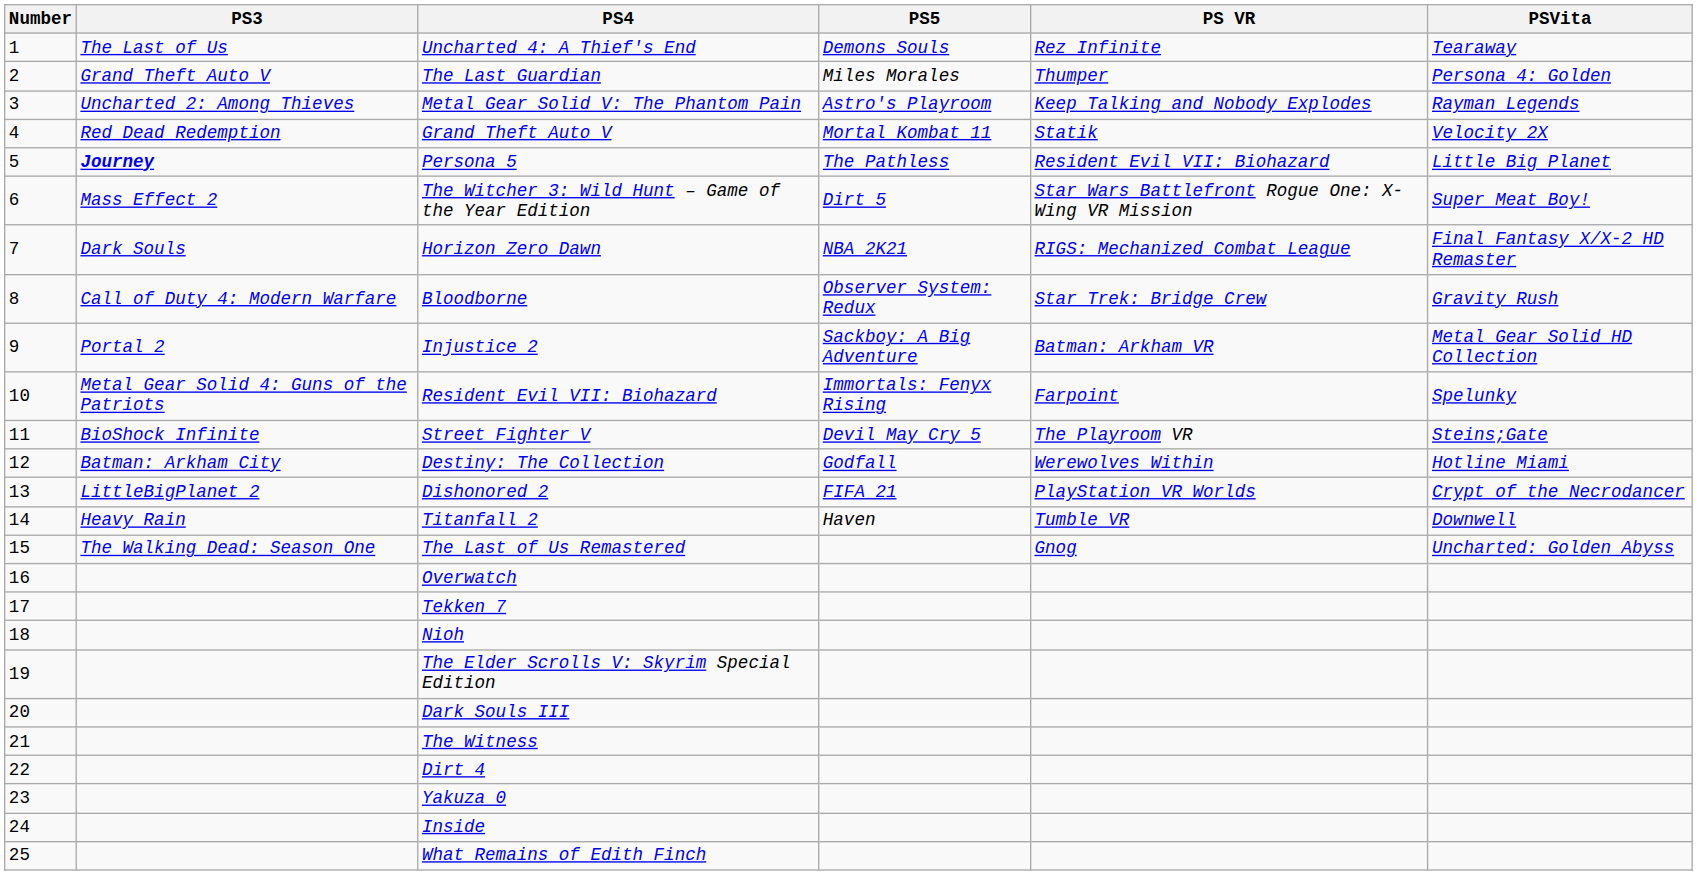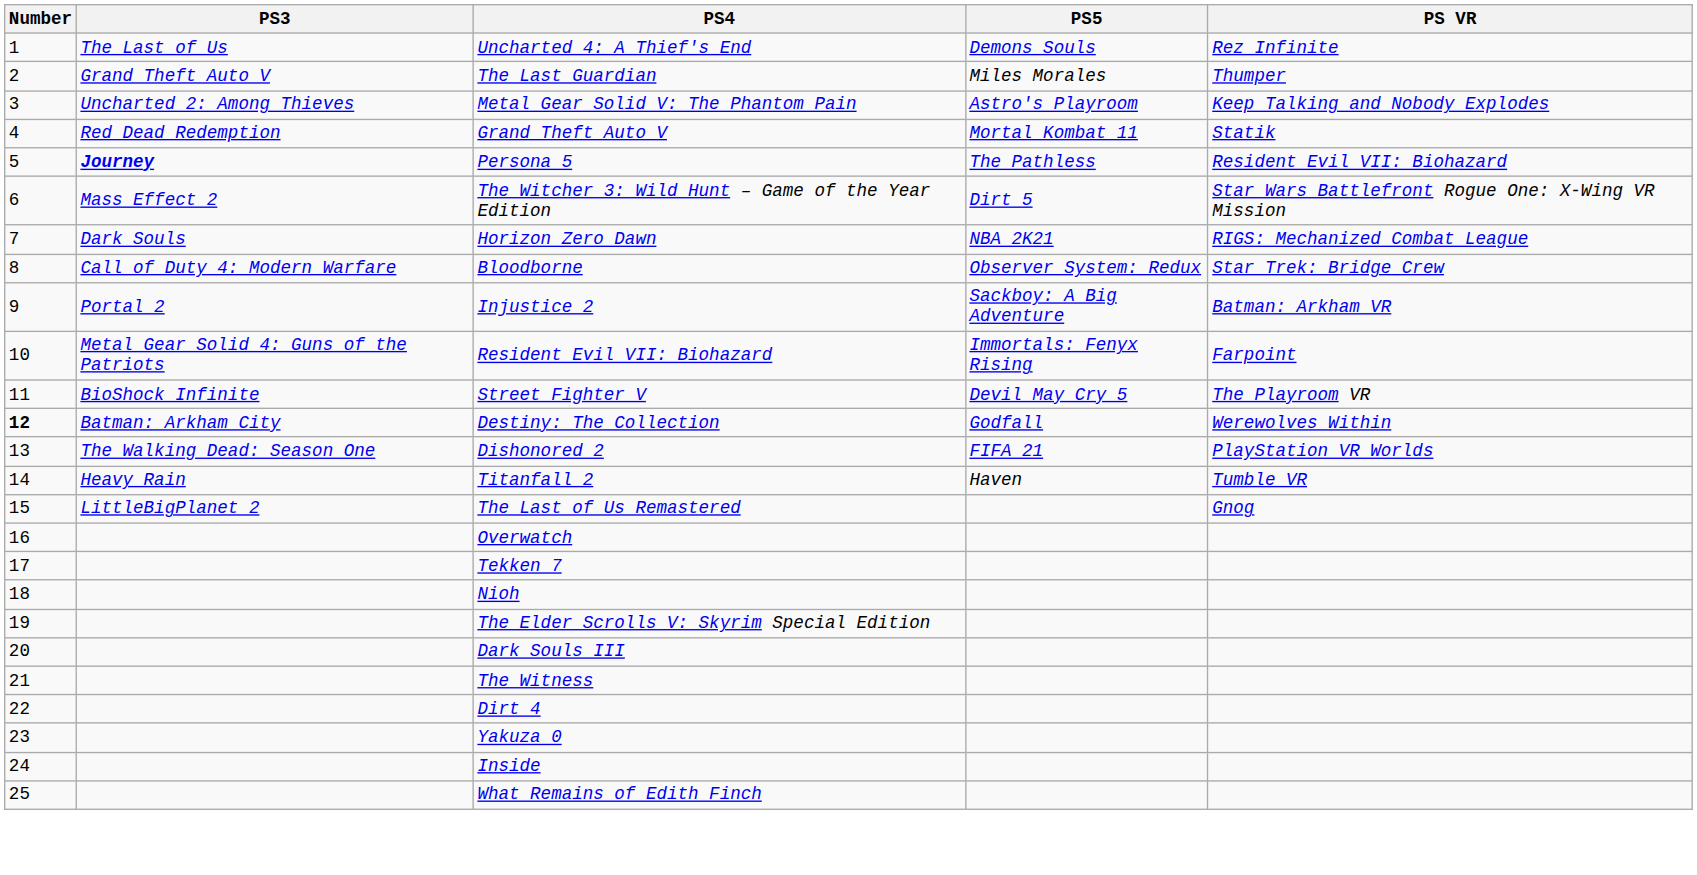- column: (1560, 19)
(19, 463) normal -> (19, 423) bold
(170, 492) LittleBigPlanet 2 -> (228, 452) The Walking Dead: Season One
(228, 549) The Walking Dead: Season One -> (170, 509) LittleBigPlanet 2
